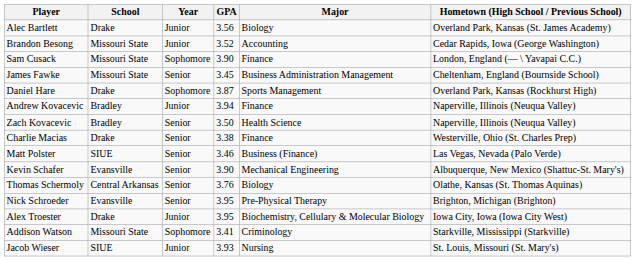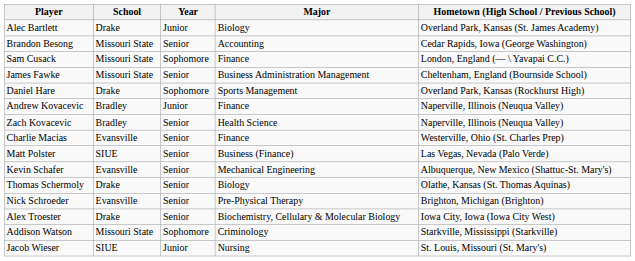- column: (227, 12)
(177, 43) Junior -> (176, 43) Senior
(103, 138) Drake -> (117, 138) Evansville
(125, 185) Central Arkansas -> (108, 185) Drake
(177, 216) Junior -> (176, 216) Senior
